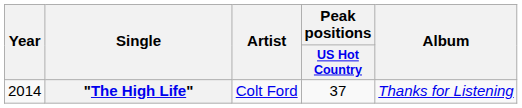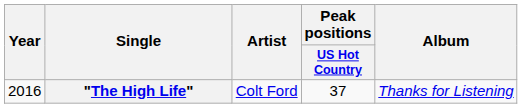(25, 91) 2014 -> (25, 91) 2016
